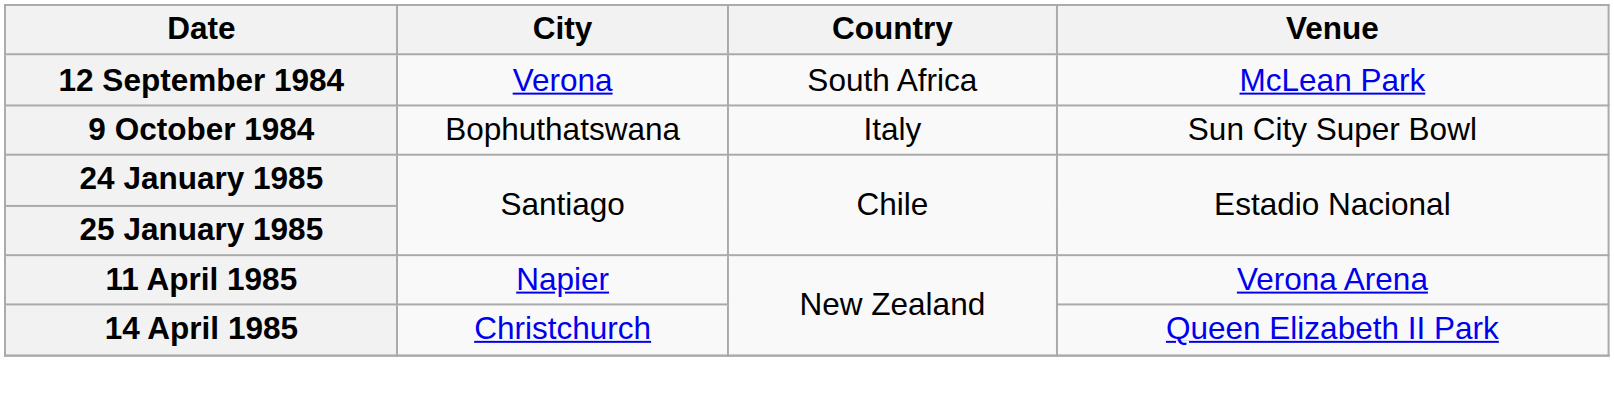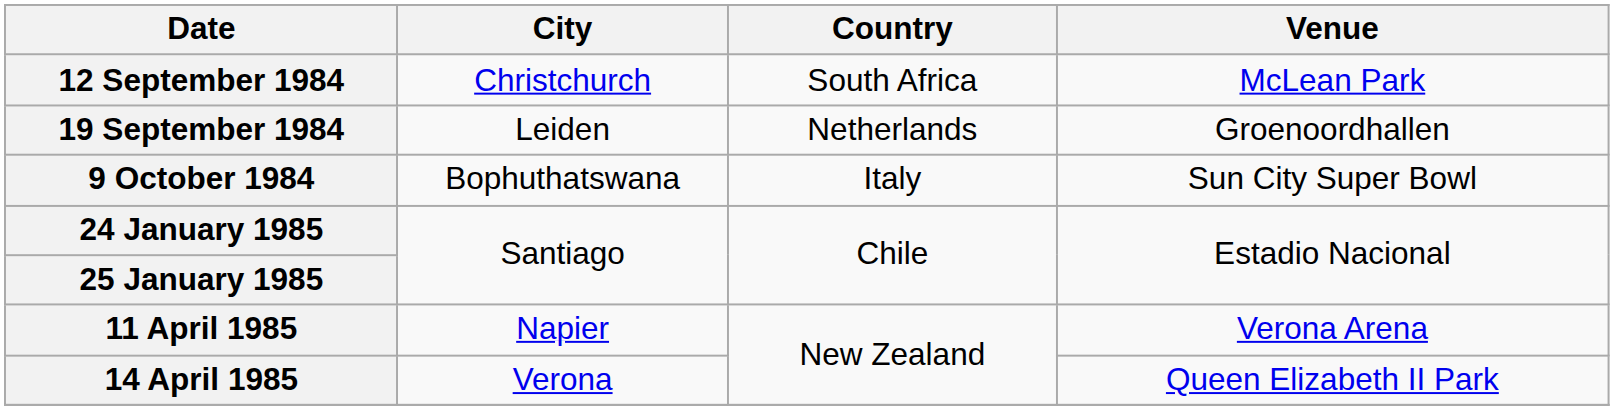(563, 79) Verona -> (563, 79) Christchurch
+ row: (201, 129)
(563, 329) Christchurch -> (563, 379) Verona
